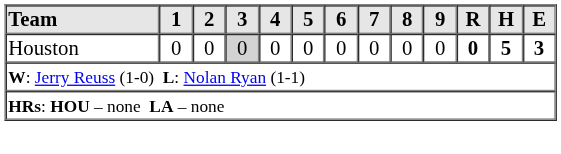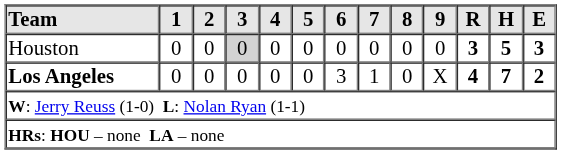(473, 48) 0 -> (473, 48) 3
+ row: (61, 76)
